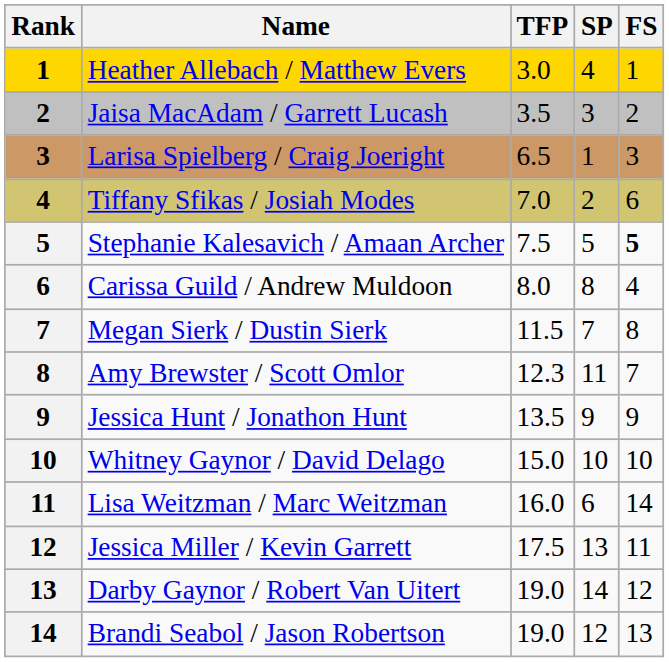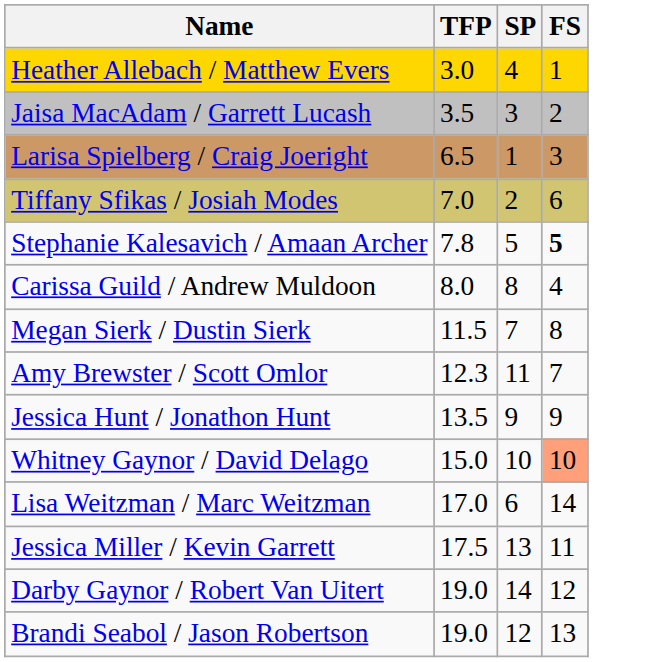- column: (43, 26)
(534, 243) 7.5 -> (457, 243) 7.8
(639, 460) no background -> (563, 460) lightsalmon background
(541, 503) 16.0 -> (464, 503) 17.0
